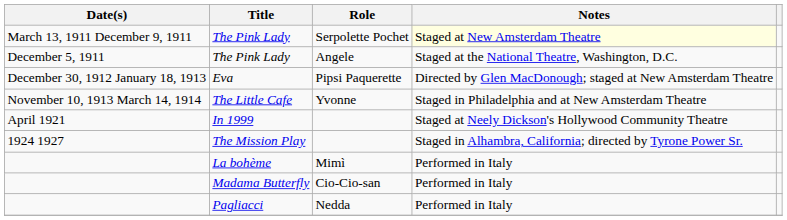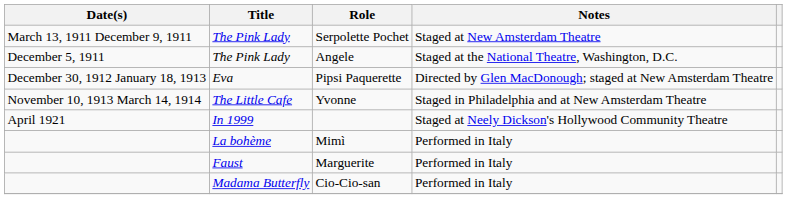(508, 36) lightyellow background -> (508, 36) no background
- row: (259, 141)
+ row: (228, 162)
- row: (238, 204)
